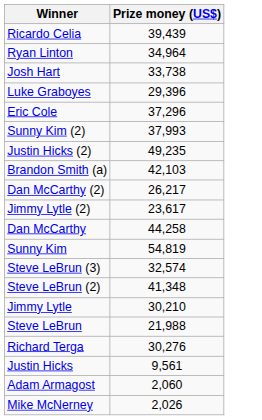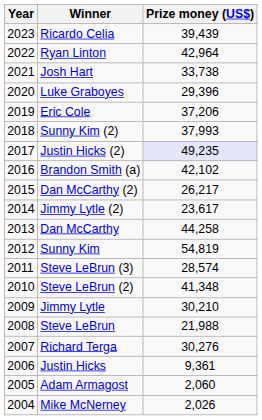+ column: (21, 14)
(167, 53) 34,964 -> (200, 53) 42,964
(167, 111) 37,296 -> (200, 111) 37,206
(167, 151) no background -> (200, 151) lavender background
(167, 170) 42,103 -> (200, 170) 42,102
(167, 268) 32,574 -> (200, 268) 28,574
(167, 365) 9,561 -> (200, 365) 9,361
